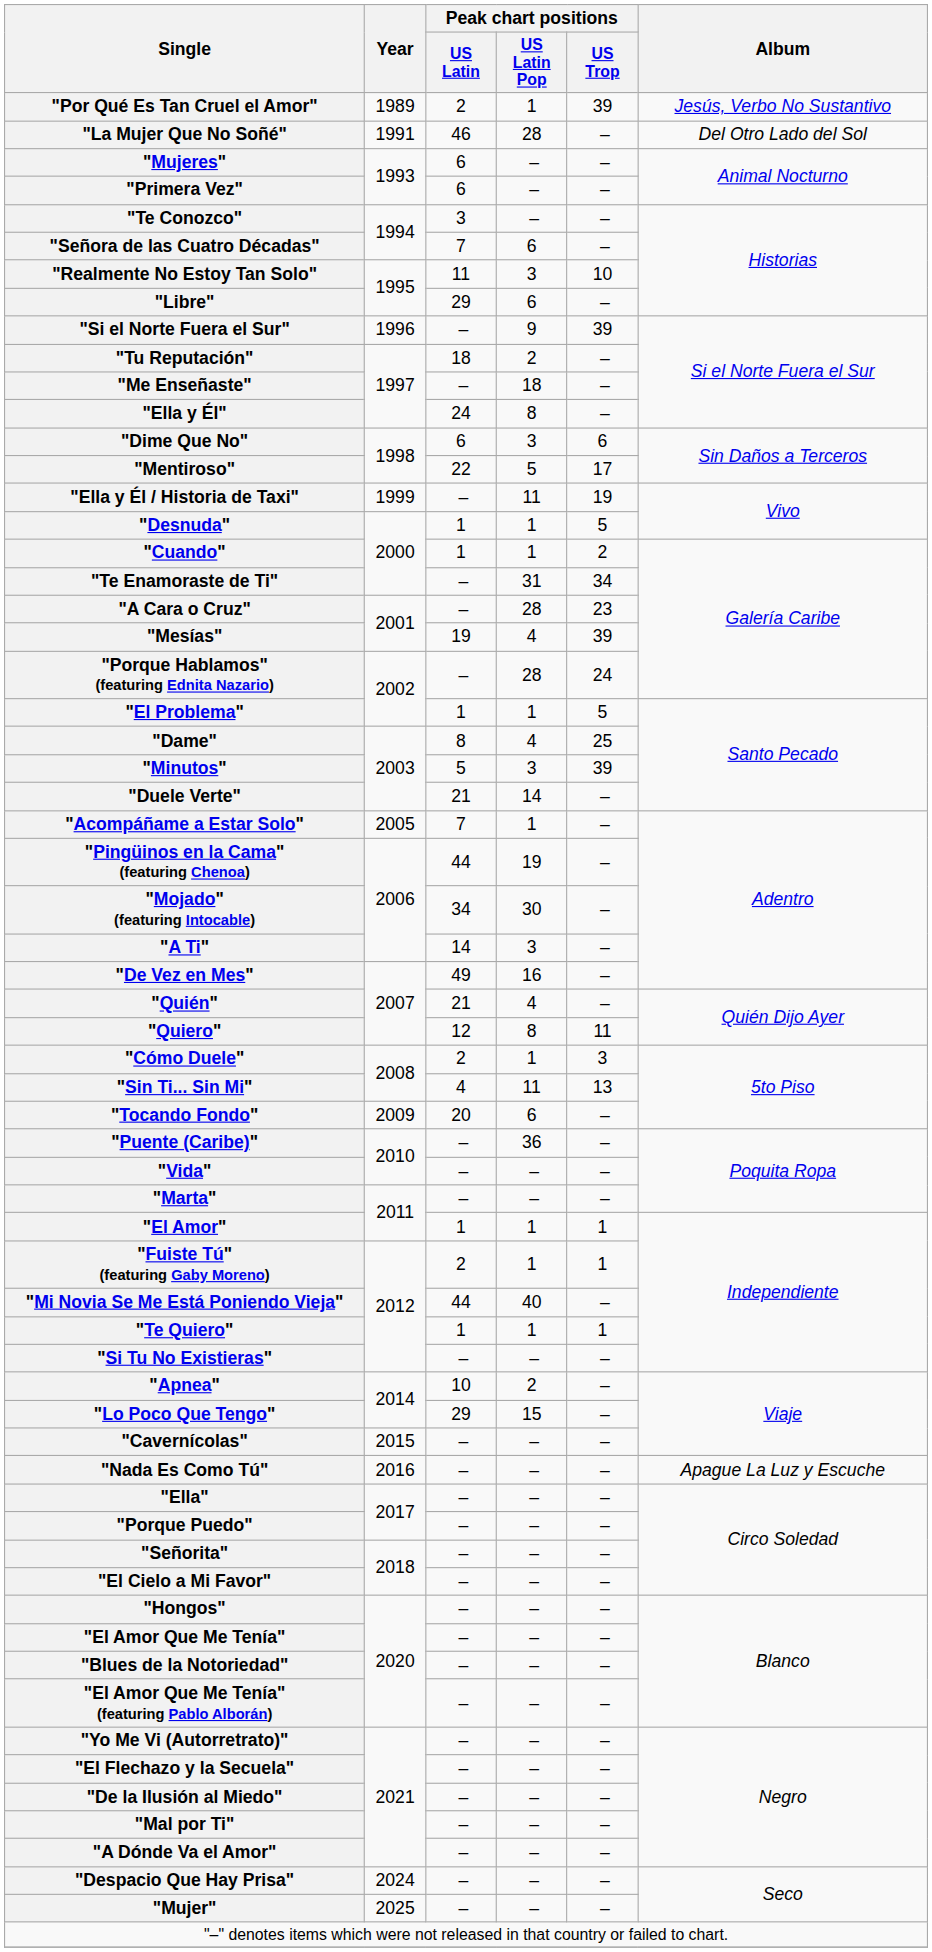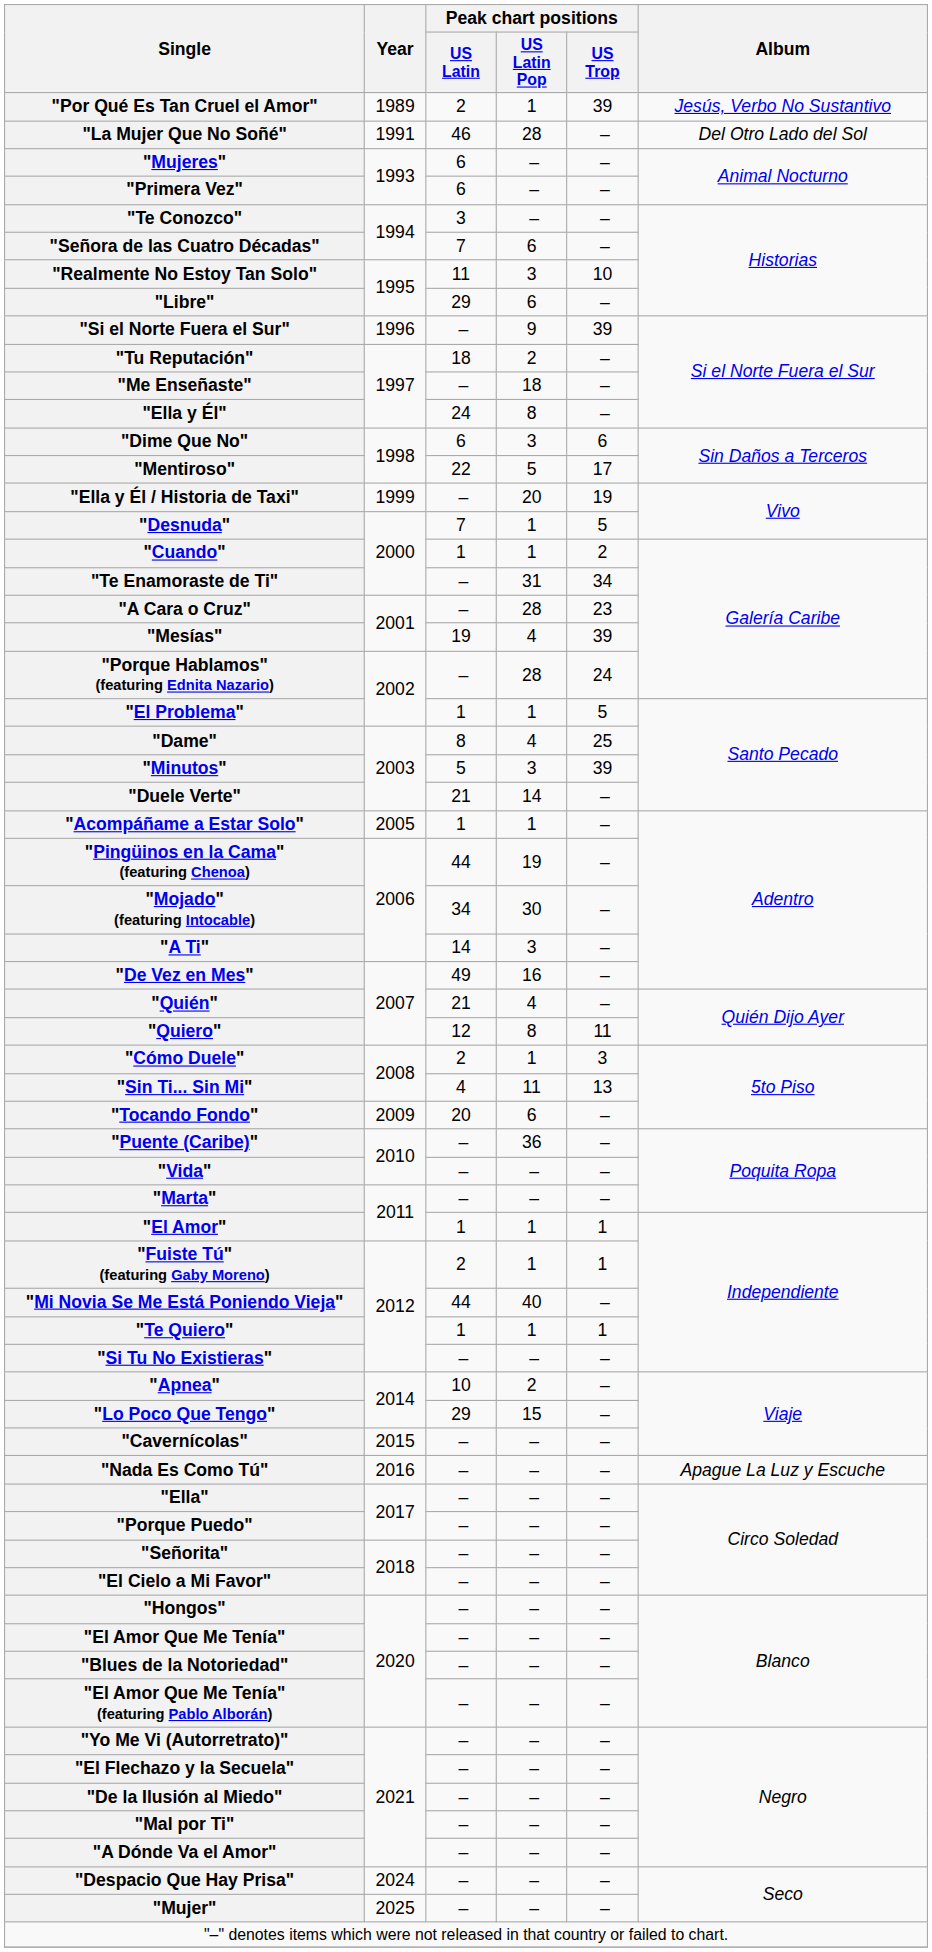(532, 497) 11 -> (532, 497) 20
(461, 525) 1 -> (461, 525) 7
(461, 824) 7 -> (461, 824) 1
